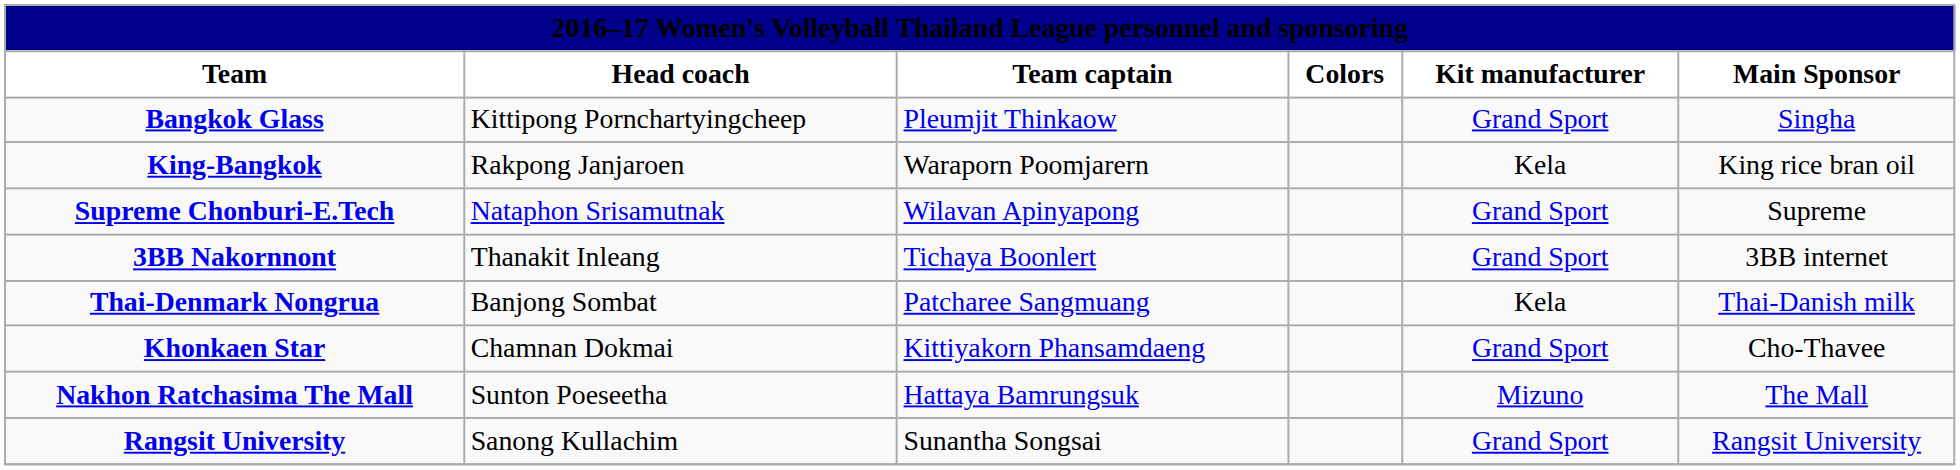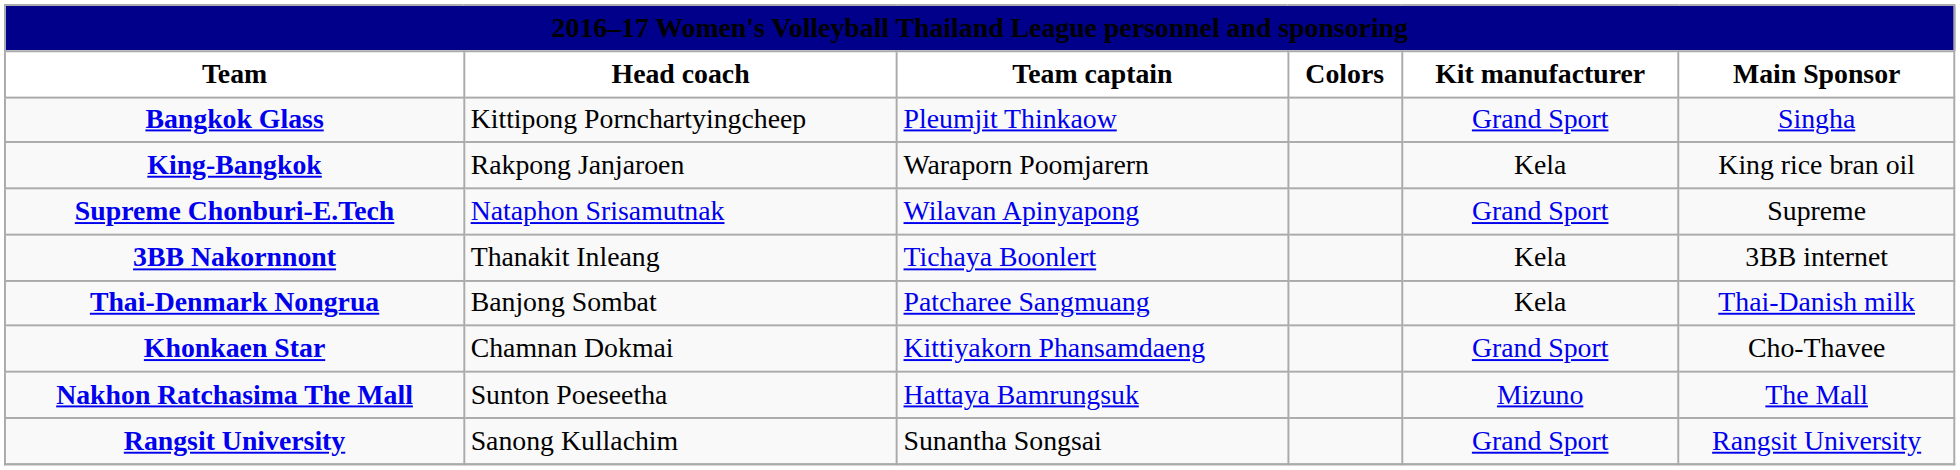(1540, 256) Grand Sport -> (1540, 256) Kela
